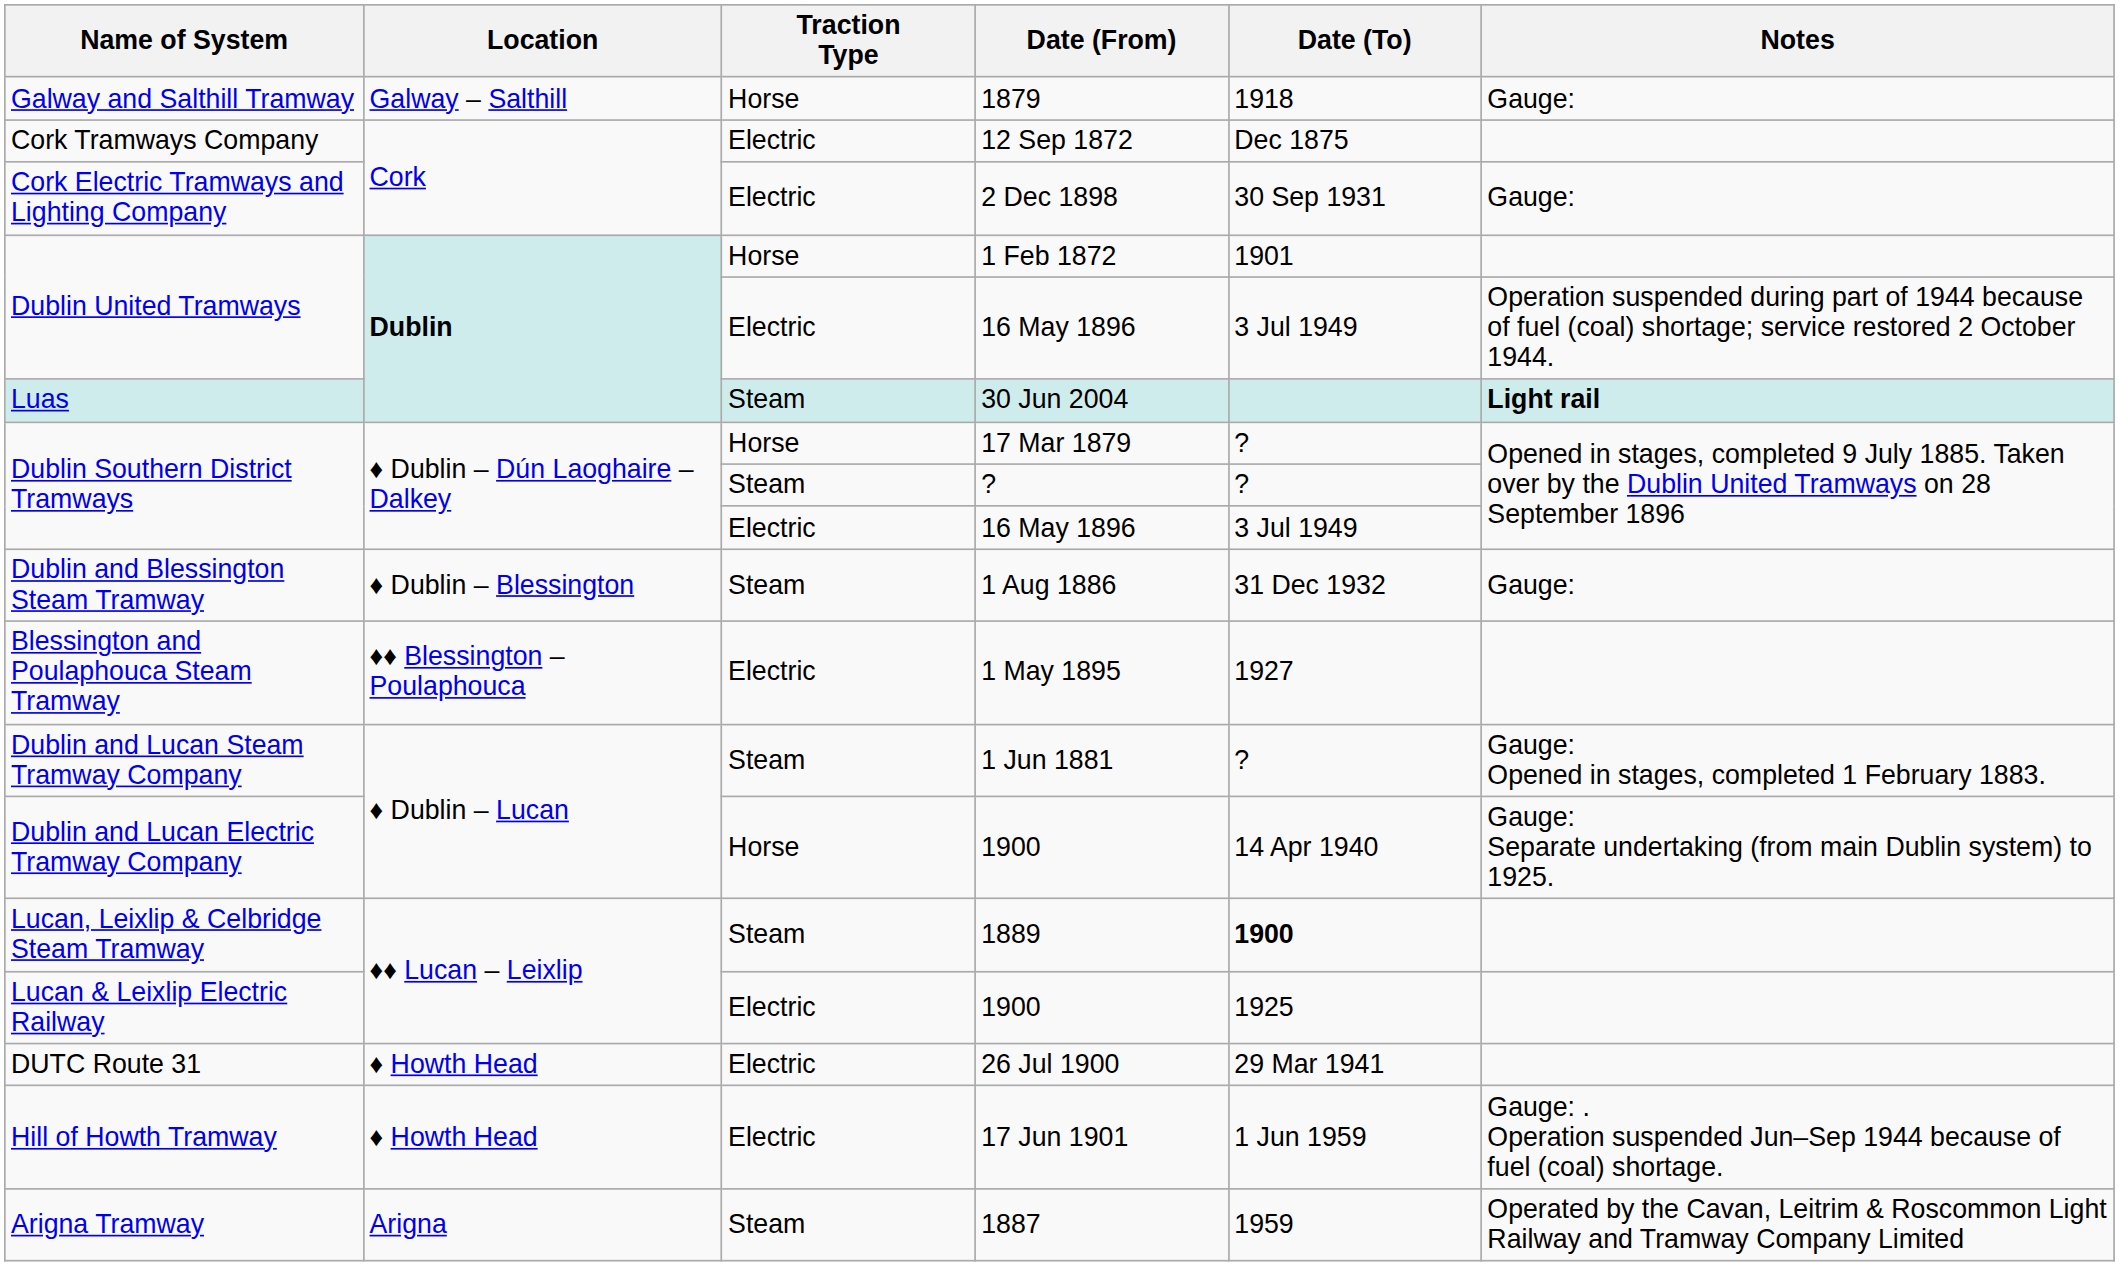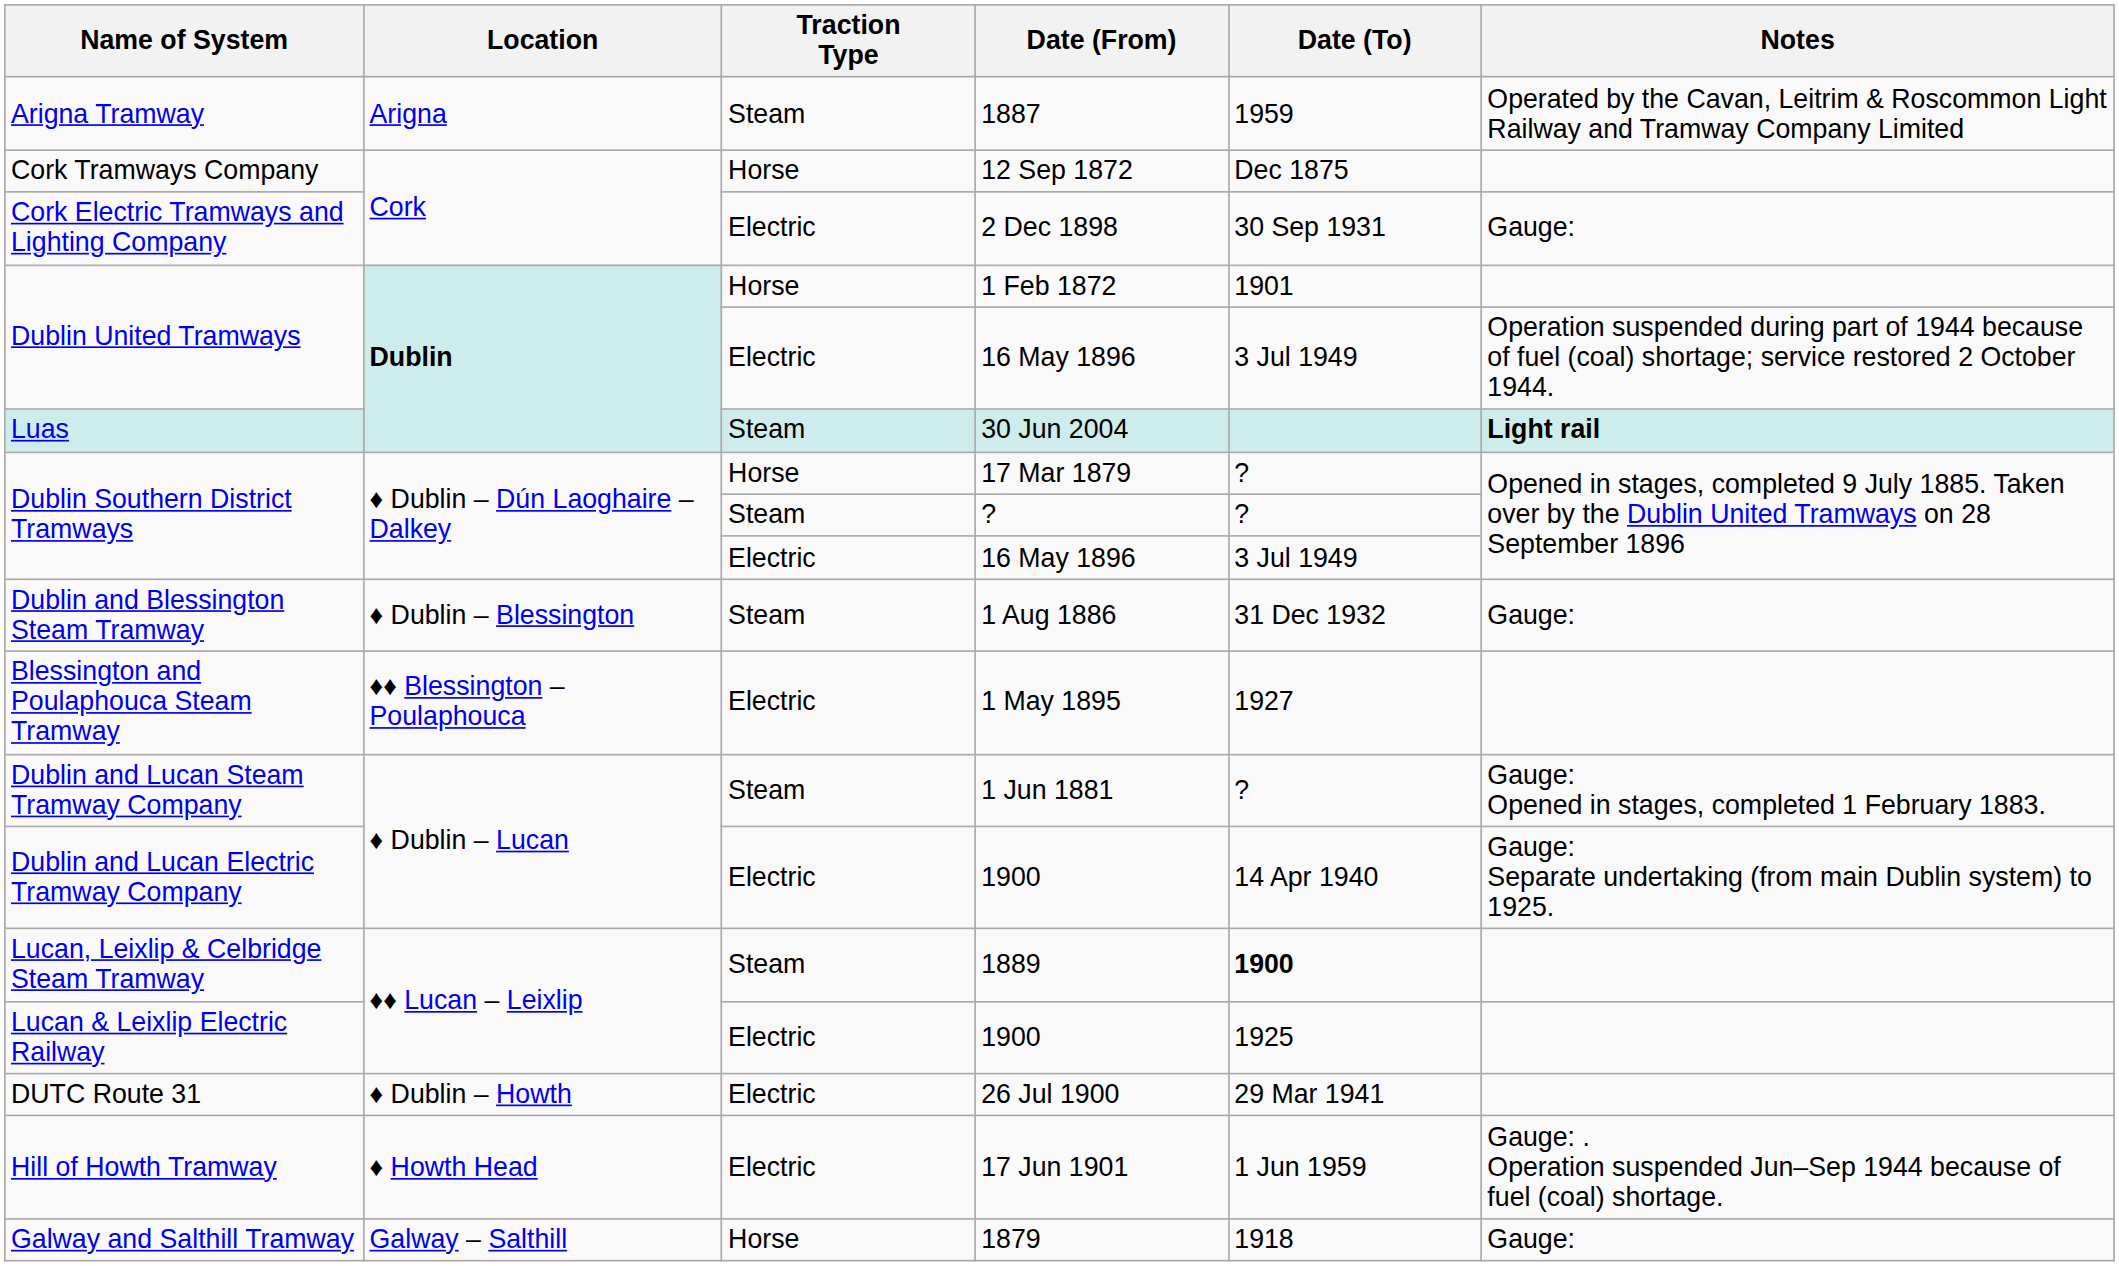rows swapped: (108, 1224) <-> (183, 98)
(772, 140) Electric -> (764, 170) Horse
(764, 847) Horse -> (772, 877) Electric
(454, 1064) ♦ Howth Head -> (471, 1094) ♦ Dublin – Howth
